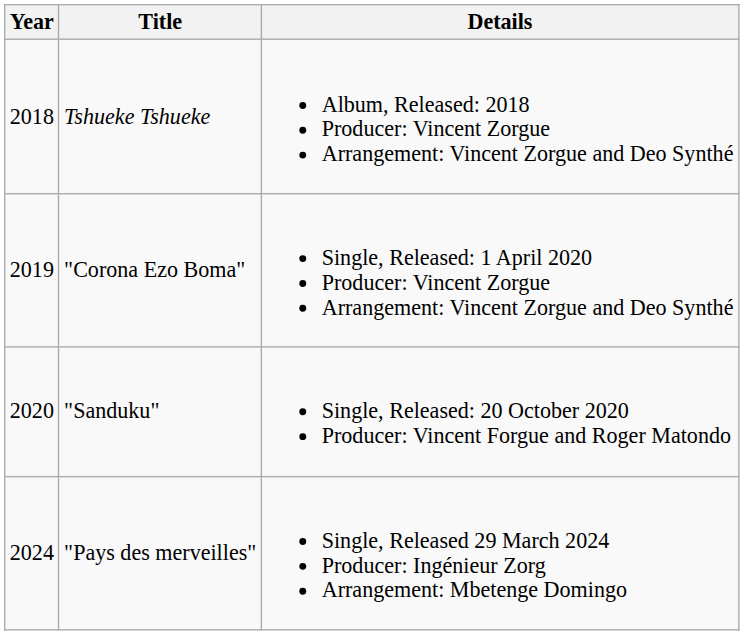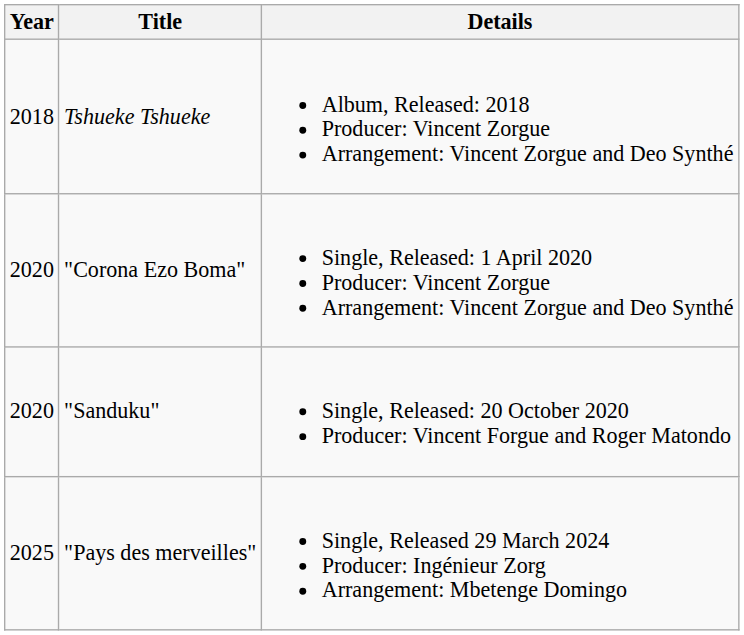(32, 270) 2019 -> (32, 270) 2020
(32, 552) 2024 -> (32, 552) 2025
